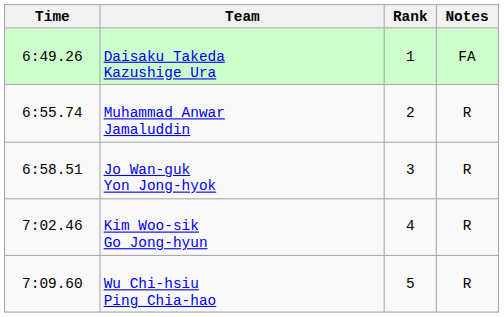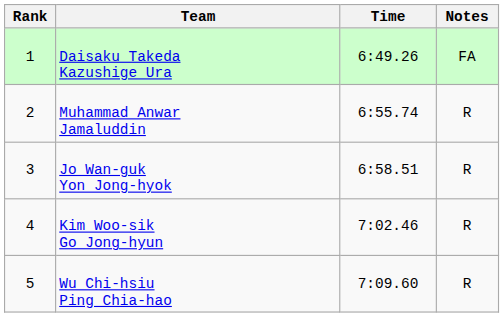columns swapped: (410, 16) <-> (52, 16)
